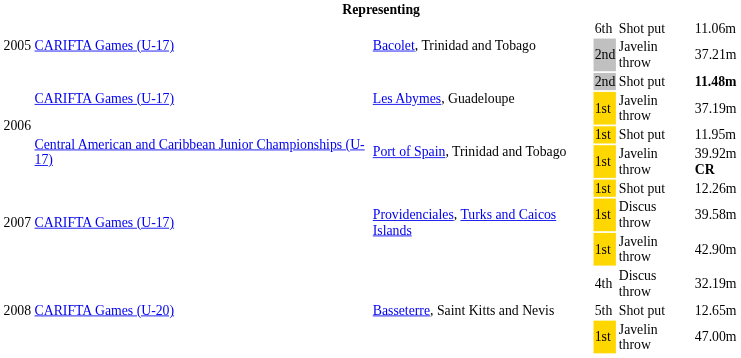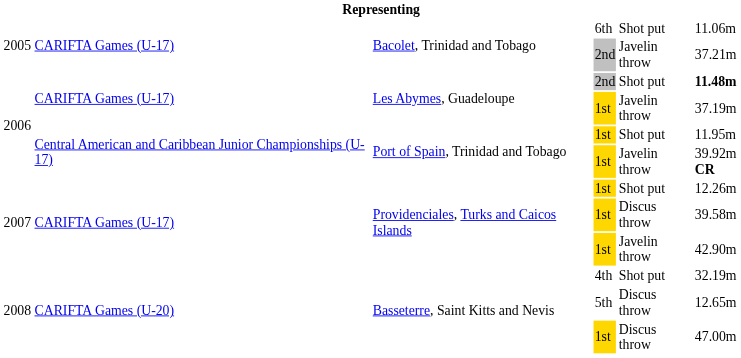(638, 283) Discus throw -> (642, 275) Shot put
(642, 310) Shot put -> (638, 302) Discus throw
(638, 337) Javelin throw -> (638, 337) Discus throw
